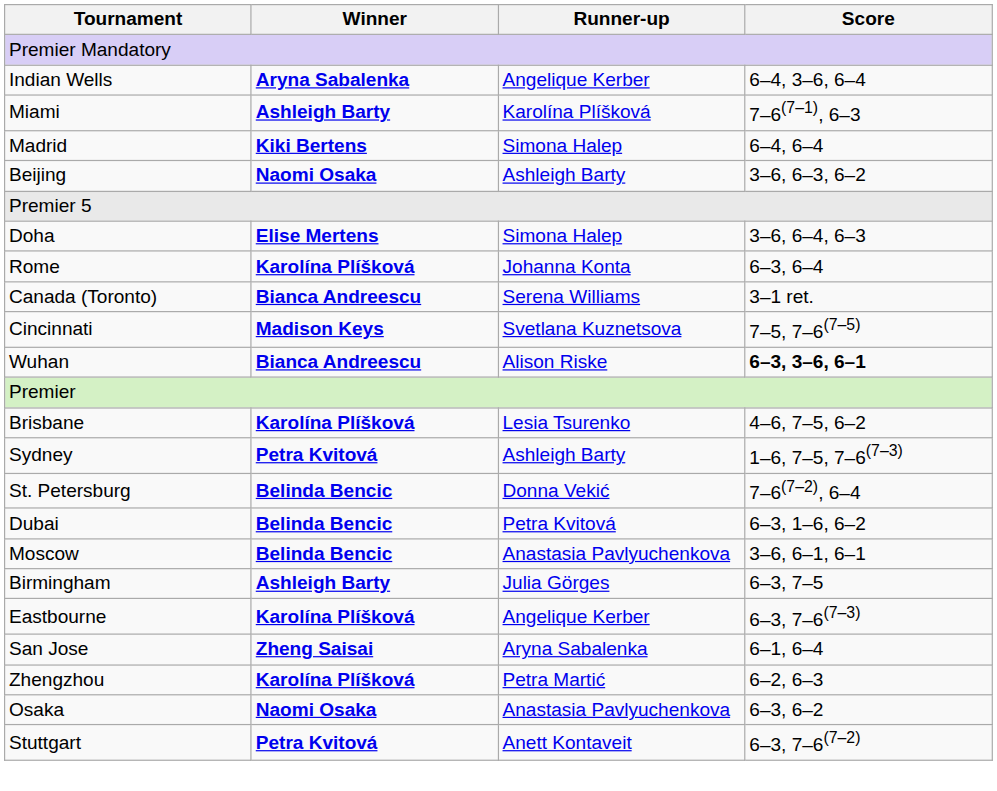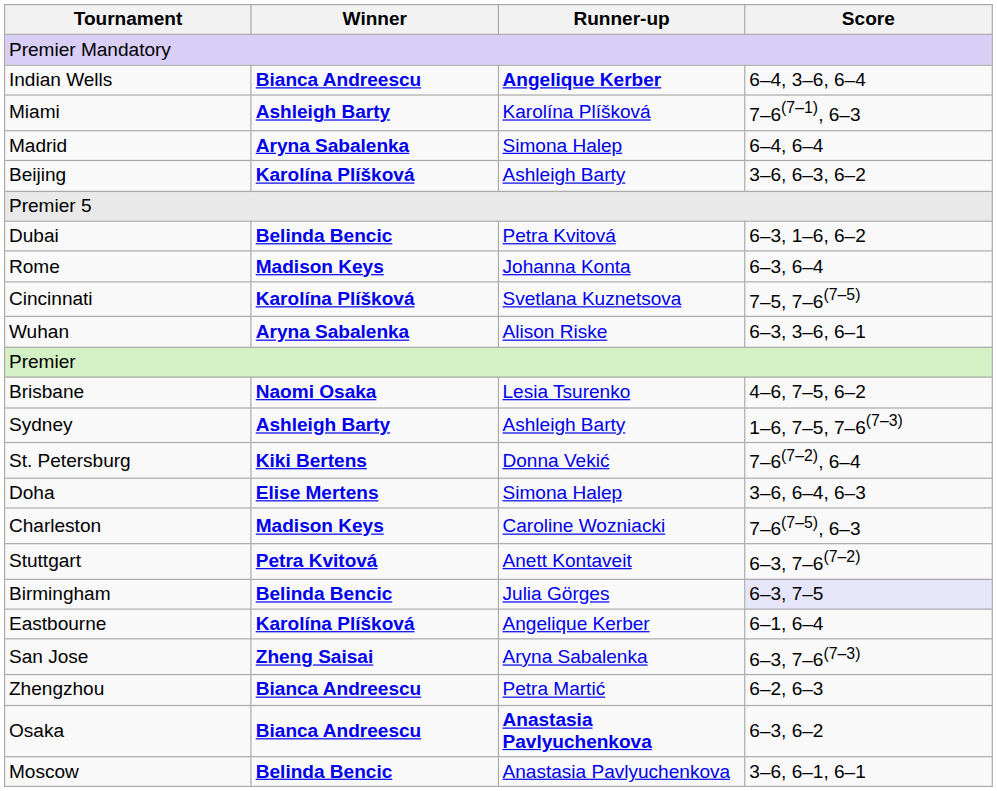(332, 79) Aryna Sabalenka -> (338, 79) Bianca Andreescu
(576, 79) normal -> (582, 79) bold
(311, 145) Kiki Bertens -> (332, 145) Aryna Sabalenka
(316, 175) Naomi Osaka -> (335, 175) Karolína Plíšková
rows swapped: (34, 523) <-> (32, 236)
(335, 266) Karolína Plíšková -> (320, 266) Madison Keys
- row: (83, 296)
(320, 329) Madison Keys -> (335, 299) Karolína Plíšková
(338, 362) Bianca Andreescu -> (332, 331) Aryna Sabalenka
(808, 362) bold -> (808, 331) normal
(335, 422) Karolína Plíšková -> (316, 392) Naomi Osaka
(317, 455) Petra Kvitová -> (323, 425) Ashleigh Barty
(324, 490) Belinda Bencic -> (311, 460) Kiki Bertens
+ row: (55, 525)
rows swapped: (45, 742) <-> (44, 553)
(323, 583) Ashleigh Barty -> (324, 594) Belinda Bencic
(786, 583) no background -> (786, 594) lavender background
(805, 616) 6–3, 7–6(7–3) -> (786, 624) 6–1, 6–4
(786, 649) 6–1, 6–4 -> (805, 657) 6–3, 7–6(7–3)
(335, 679) Karolína Plíšková -> (338, 689) Bianca Andreescu
(316, 709) Naomi Osaka -> (338, 730) Bianca Andreescu
(616, 709) normal -> (577, 730) bold
